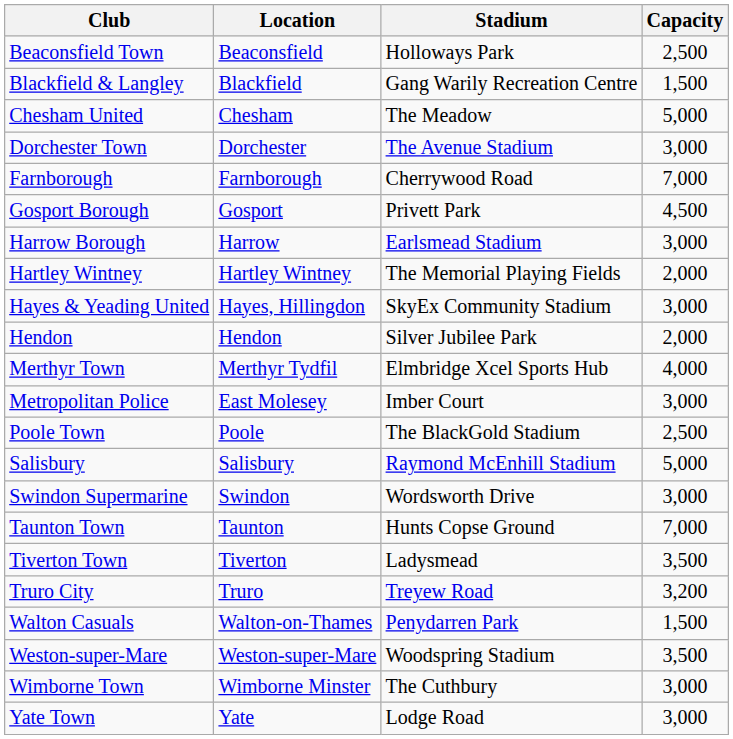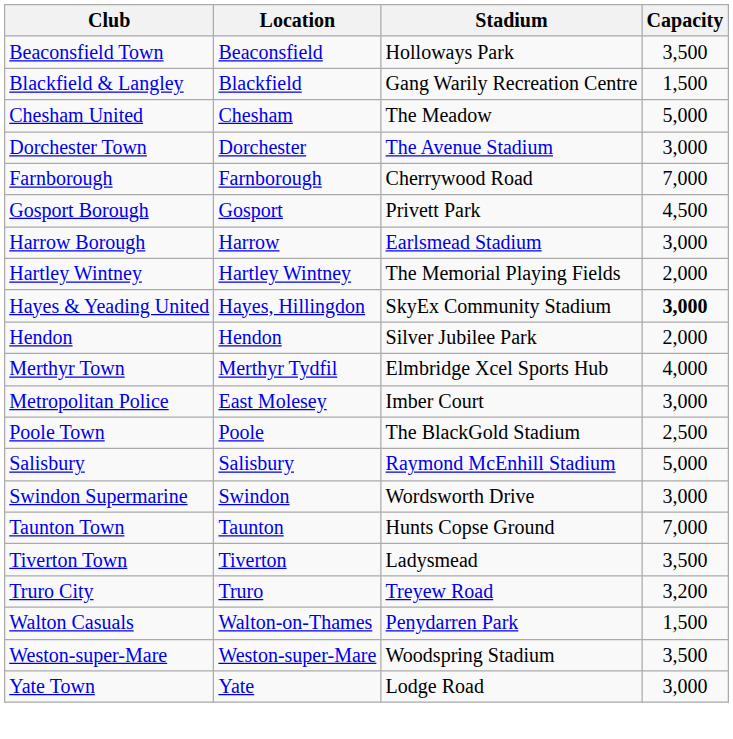(685, 52) 2,500 -> (685, 52) 3,500
(685, 305) normal -> (685, 305) bold
- row: (77, 686)
